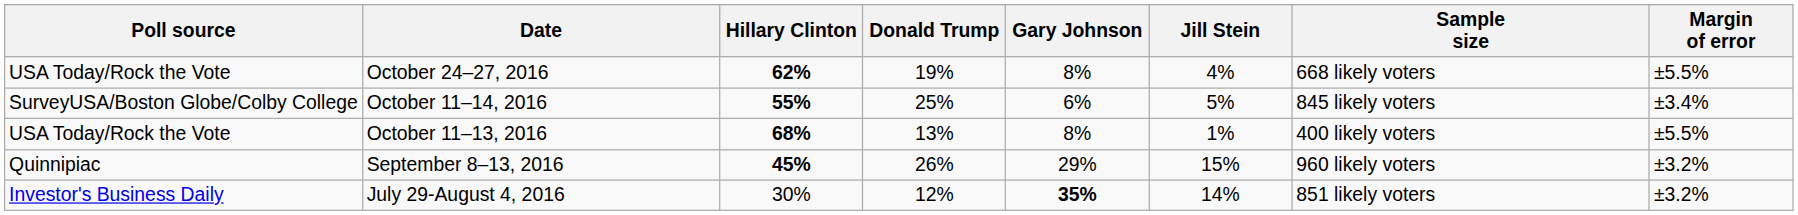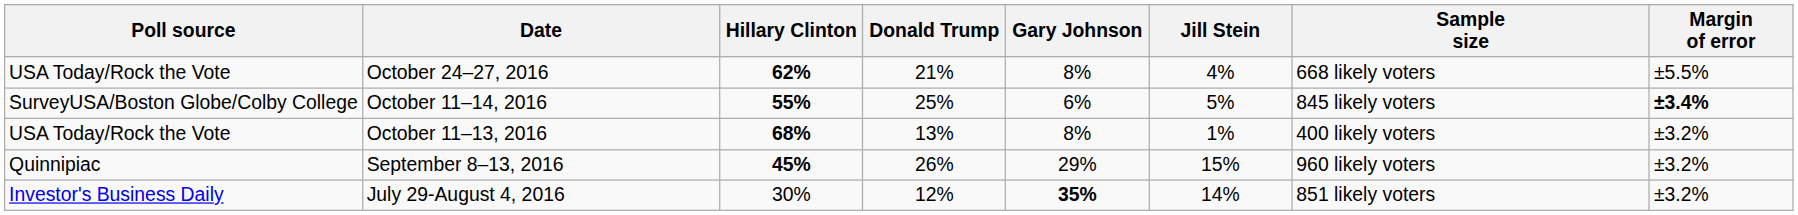(934, 72) 19% -> (934, 72) 21%
(1681, 103) normal -> (1681, 103) bold
(1681, 133) ±5.5% -> (1681, 133) ±3.2%
